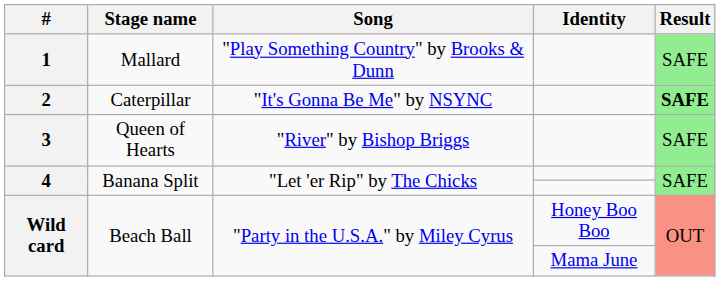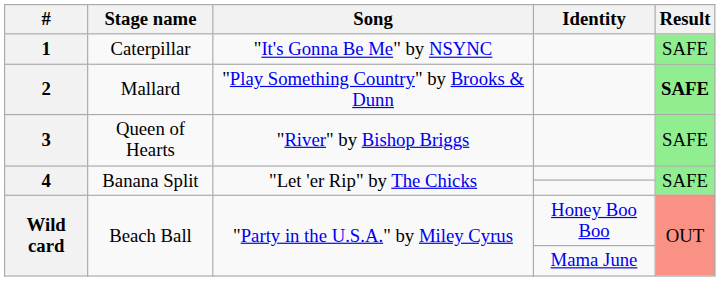(150, 59) Mallard -> (150, 49) Caterpillar
(373, 59) "Play Something Country" by Brooks & Dunn -> (373, 49) "It's Gonna Be Me" by NSYNC
(150, 99) Caterpillar -> (150, 89) Mallard
(373, 99) "It's Gonna Be Me" by NSYNC -> (373, 89) "Play Something Country" by Brooks & Dunn
